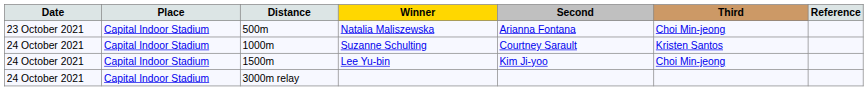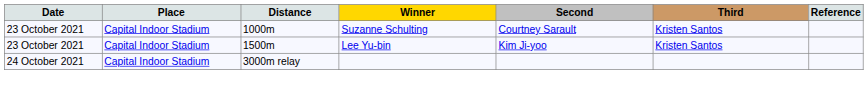- row: (387, 29)
(45, 45) 24 October 2021 -> (45, 29) 23 October 2021
(45, 61) 24 October 2021 -> (45, 45) 23 October 2021
(691, 61) Choi Min-jeong -> (689, 45) Kristen Santos
